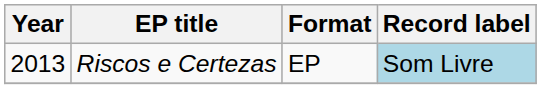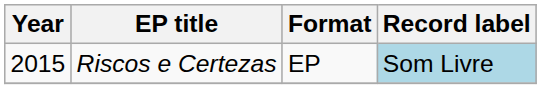(38, 63) 2013 -> (38, 63) 2015
